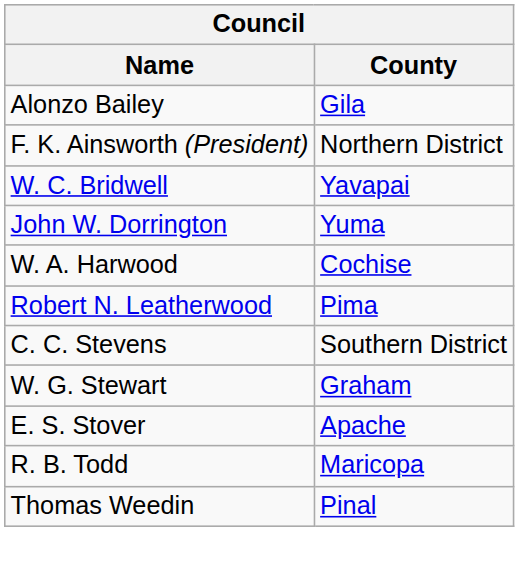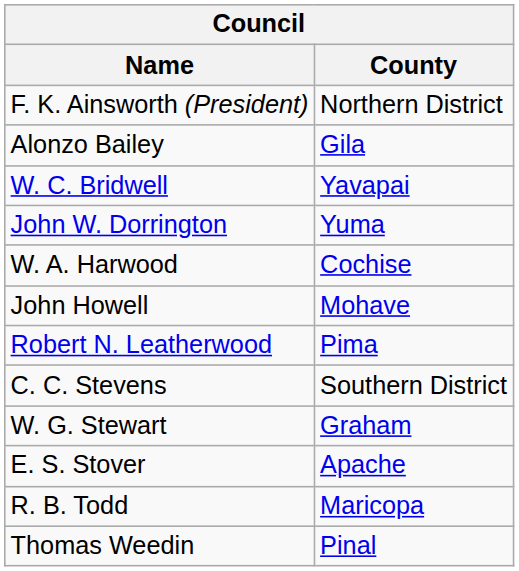rows swapped: (160, 144) <-> (87, 104)
+ row: (79, 305)
